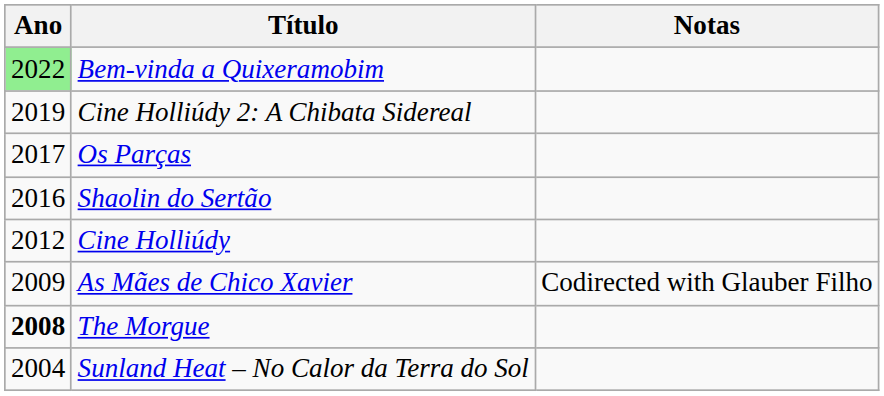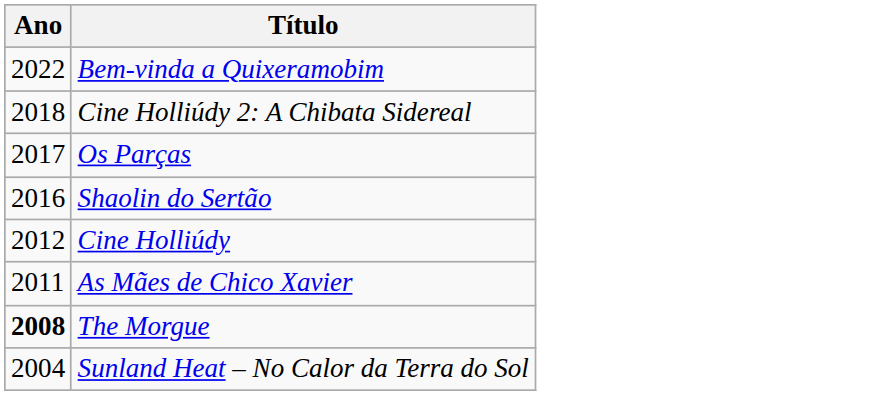- column: (707, 25)
(38, 68) lightgreen background -> (38, 68) no background
(38, 111) 2019 -> (38, 111) 2018
(38, 283) 2009 -> (38, 283) 2011
